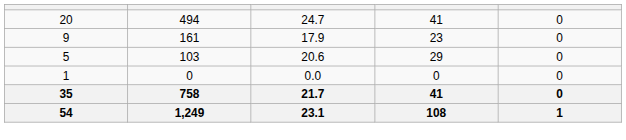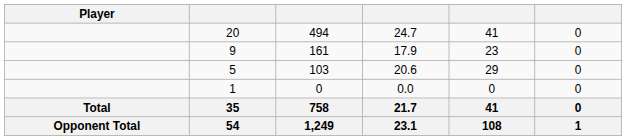+ column: (97, 14)
